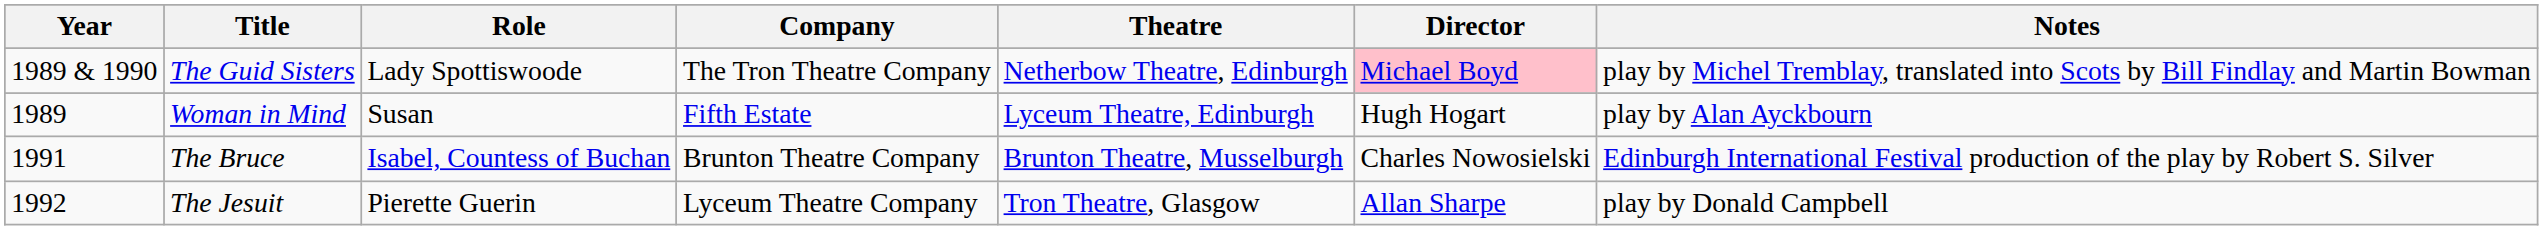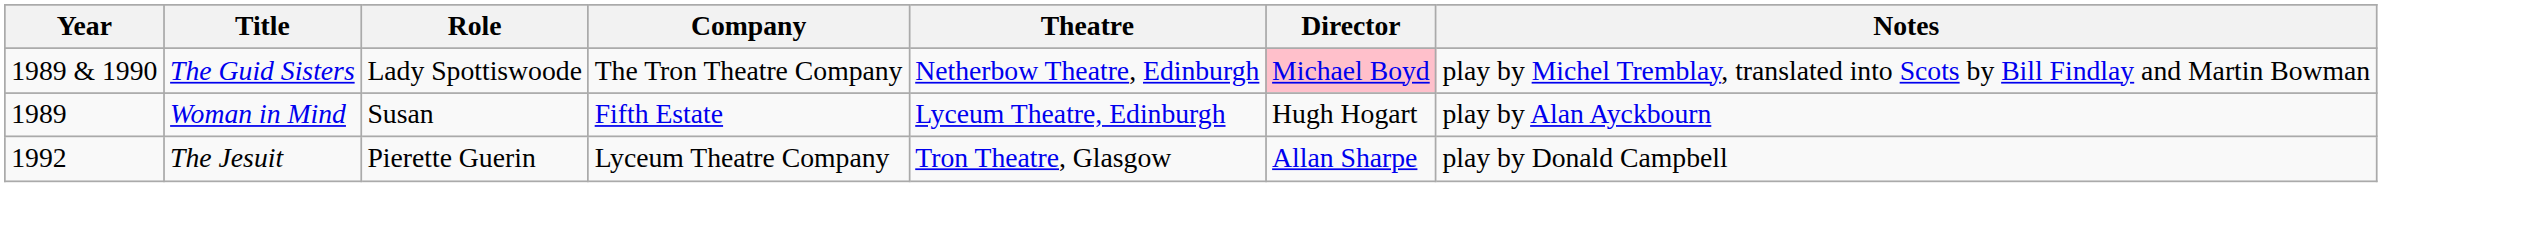- row: (227, 158)
